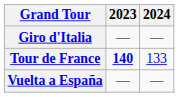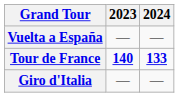rows swapped: (55, 37) <-> (55, 80)
(157, 59) normal -> (157, 59) bold
